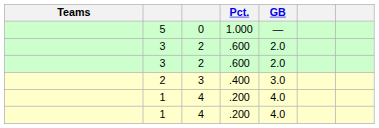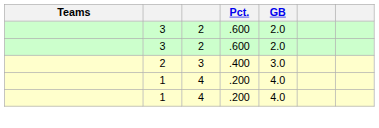- row: (162, 30)
